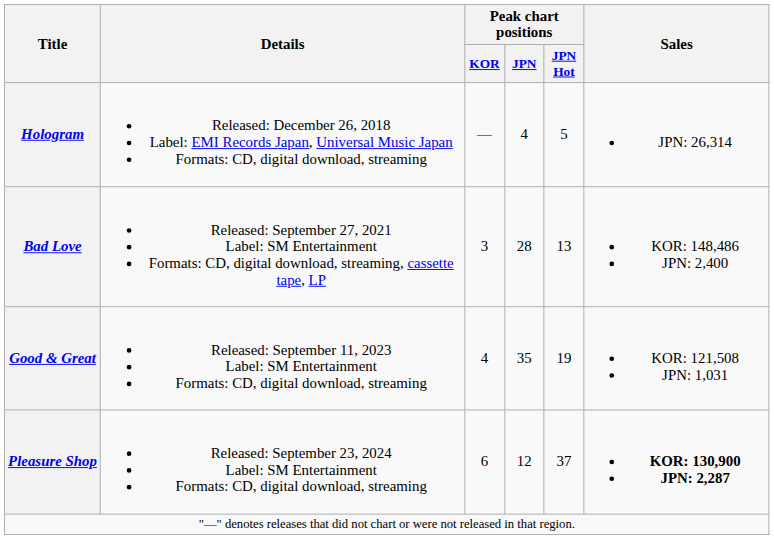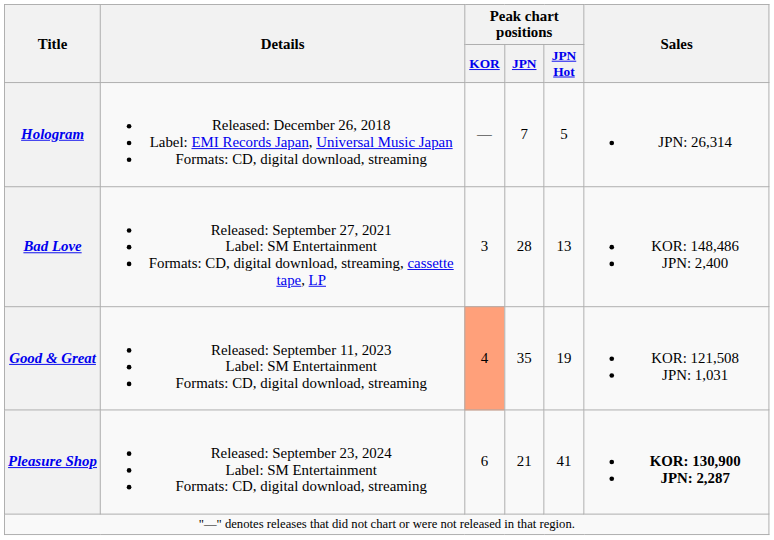(524, 134) 4 -> (524, 134) 7
(484, 358) no background -> (484, 358) lightsalmon background
(524, 462) 12 -> (524, 462) 21
(564, 462) 37 -> (564, 462) 41
